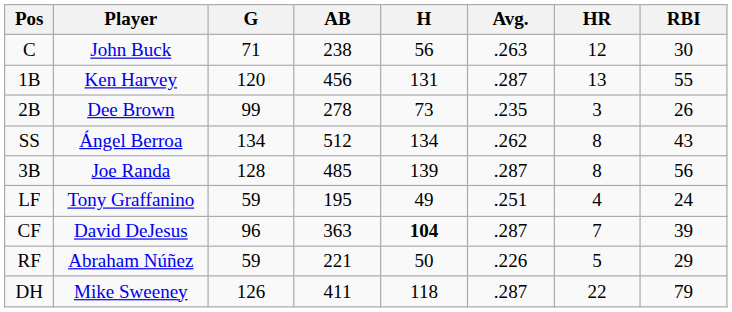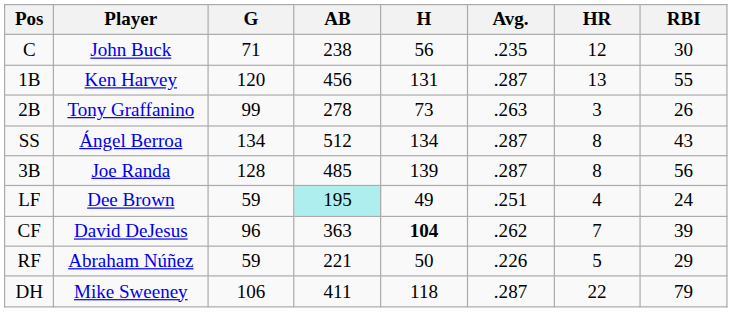(511, 49) .263 -> (511, 49) .235
(131, 110) Dee Brown -> (131, 110) Tony Graffanino
(511, 110) .235 -> (511, 110) .263
(511, 140) .262 -> (511, 140) .287
(131, 200) Tony Graffanino -> (131, 200) Dee Brown
(337, 200) no background -> (337, 200) paleturquoise background
(511, 230) .287 -> (511, 230) .262
(251, 291) 126 -> (251, 291) 106
